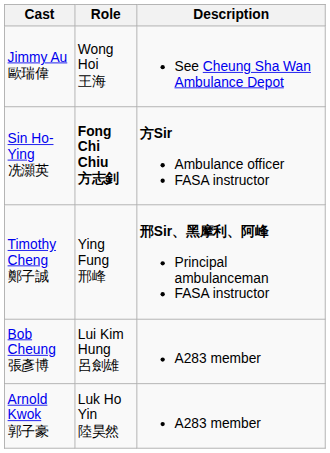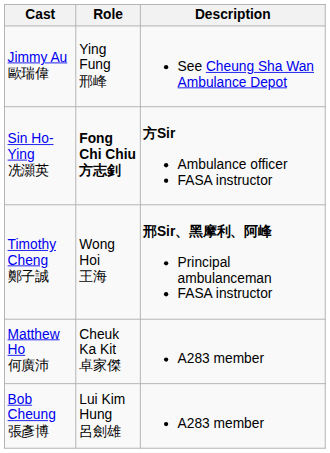(96, 65) Wong Hoi 王海 -> (95, 65) Ying Fung 邢峰
(93, 261) Ying Fung 邢峰 -> (97, 261) Wong Hoi 王海
+ row: (34, 350)
- row: (28, 415)
